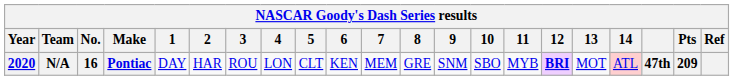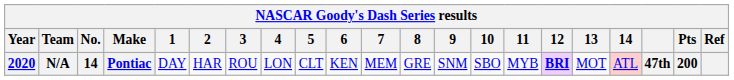(91, 63) 16 -> (91, 63) 14
(687, 63) 209 -> (687, 63) 200
